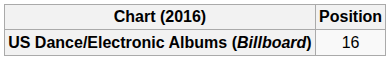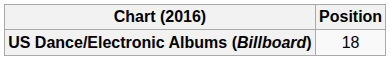(351, 42) 16 -> (351, 42) 18
